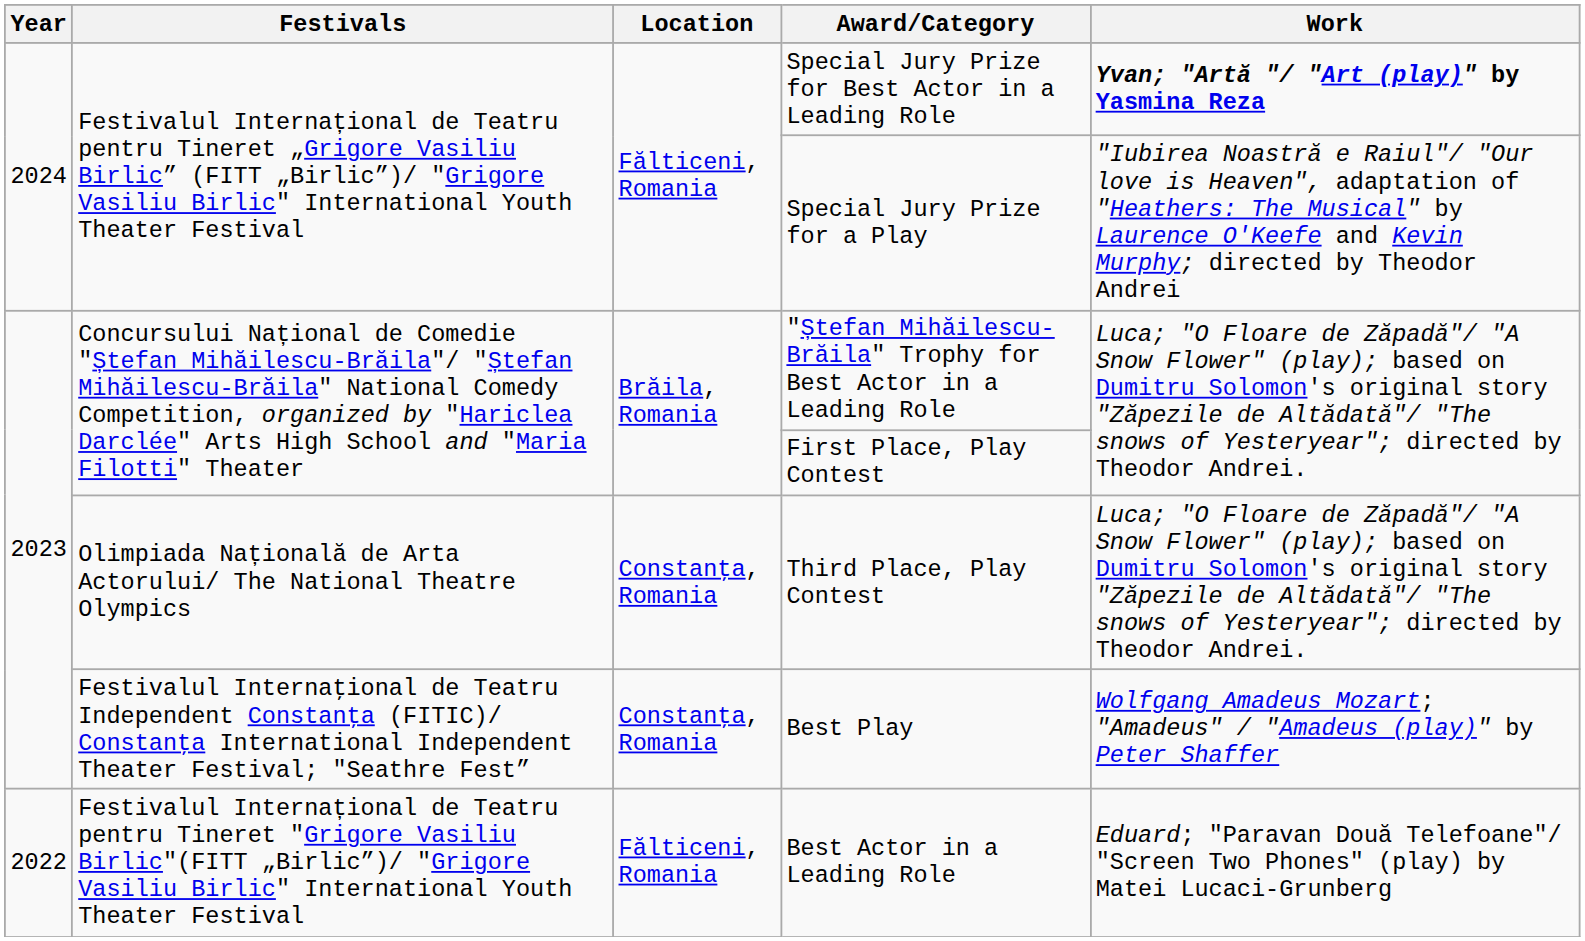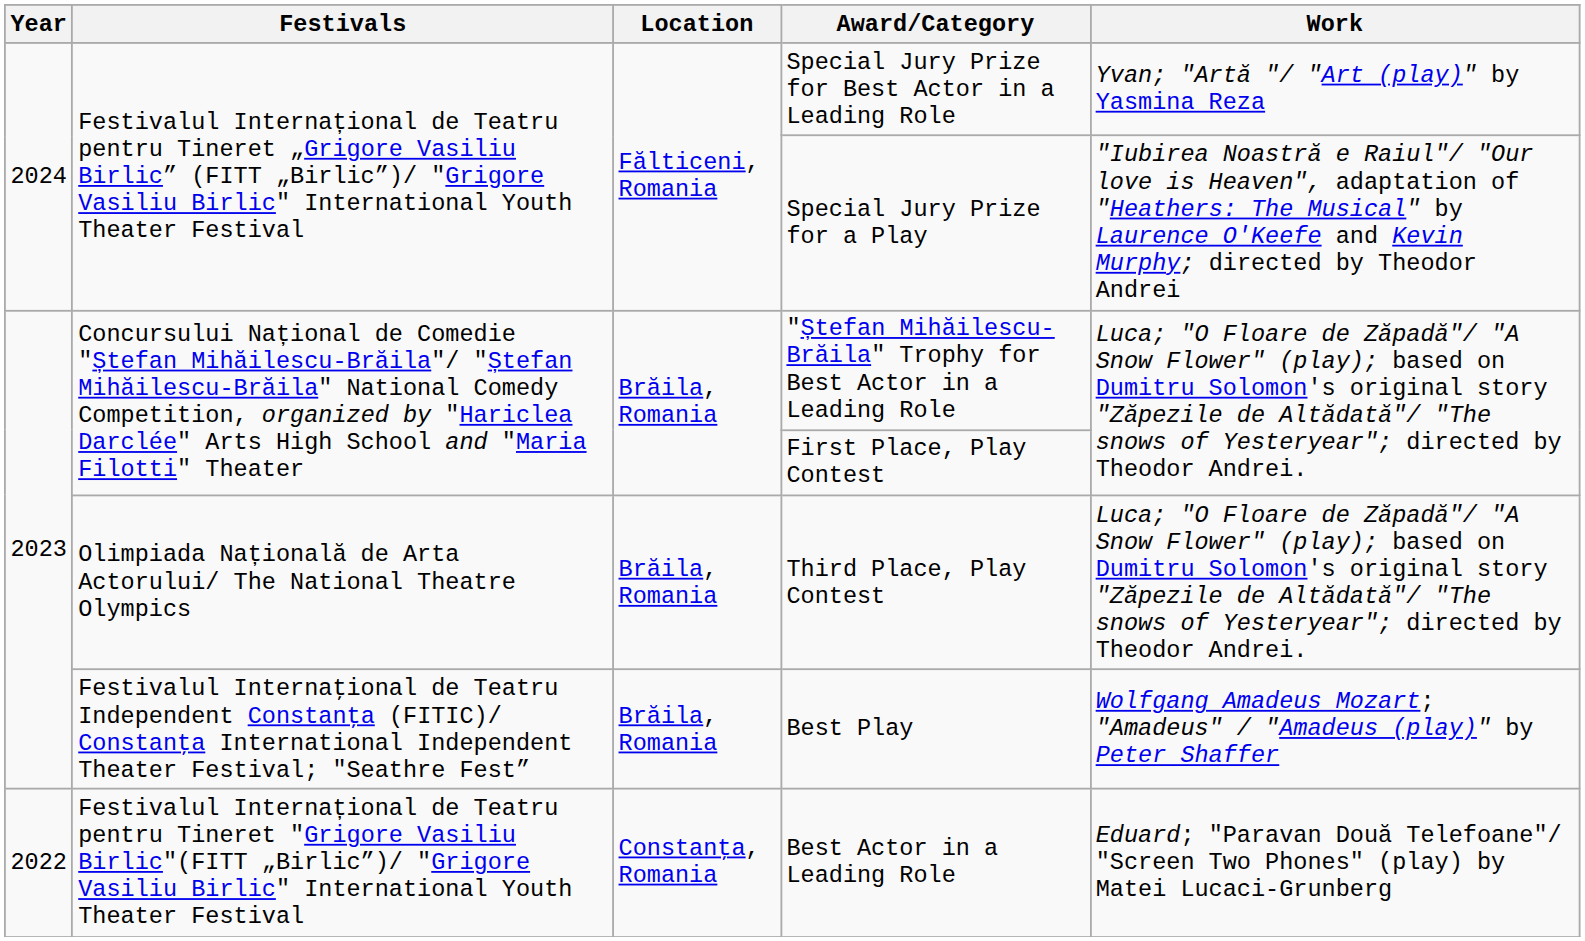(1307, 90) bold -> (1307, 90) normal
(689, 582) Constanţa, Romania -> (668, 582) Brăila, Romania
(689, 729) Constanţa, Romania -> (668, 729) Brăila, Romania
(689, 863) Fălticeni, Romania -> (689, 863) Constanţa, Romania
